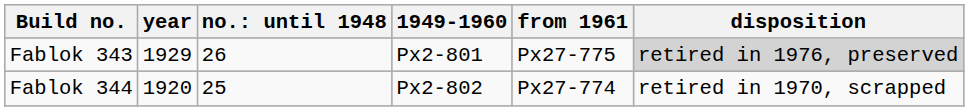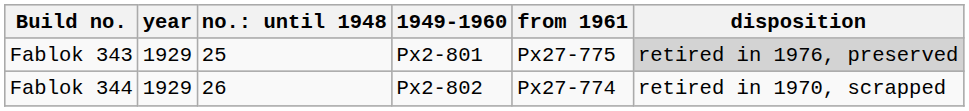(214, 55) 26 -> (214, 55) 25
(167, 88) 1920 -> (167, 88) 1929
(214, 88) 25 -> (214, 88) 26
